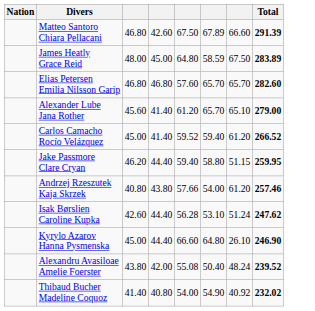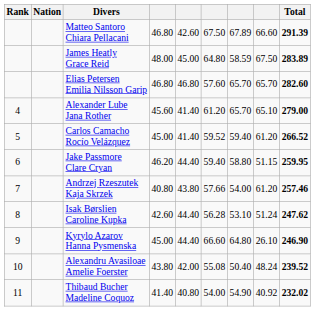+ column: (18, 12)
